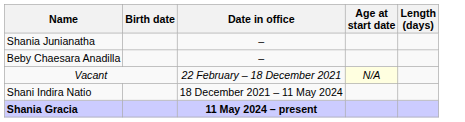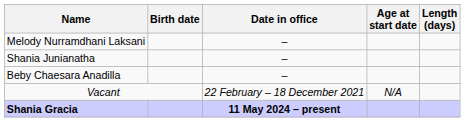+ row: (76, 42)
(372, 75) lightyellow background -> (393, 92) no background
- row: (49, 92)
